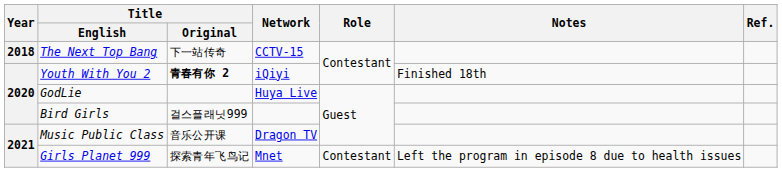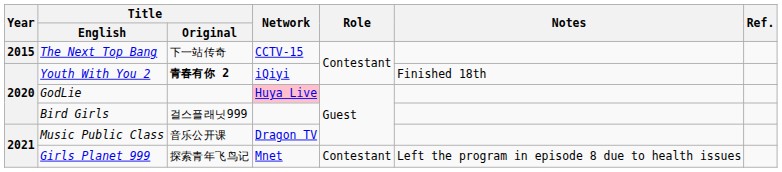(21, 52) 2018 -> (21, 52) 2015
(286, 94) no background -> (286, 94) pink background
